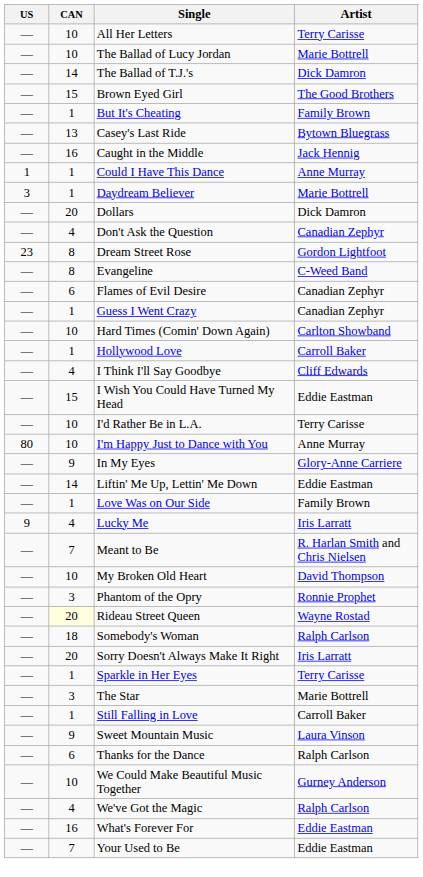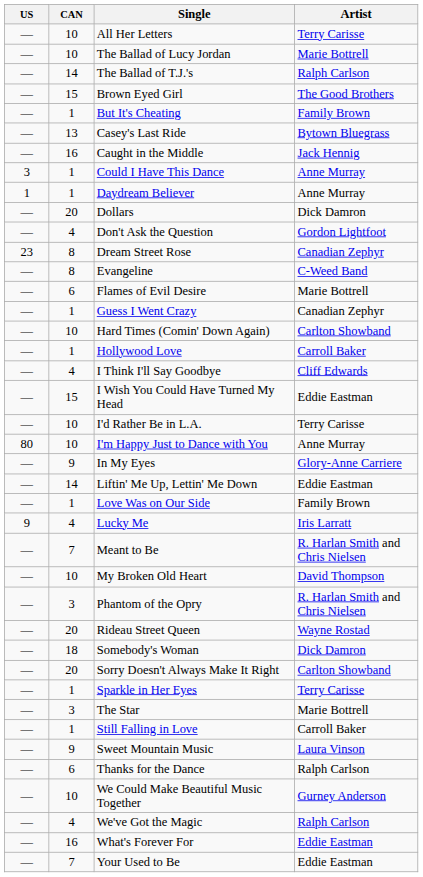(332, 73) Dick Damron -> (333, 73) Ralph Carlson
(27, 172) 1 -> (27, 172) 3
(27, 192) 3 -> (27, 192) 1
(333, 192) Marie Bottrell -> (331, 192) Anne Murray
(341, 232) Canadian Zephyr -> (342, 232) Gordon Lightfoot
(342, 251) Gordon Lightfoot -> (341, 251) Canadian Zephyr
(341, 291) Canadian Zephyr -> (333, 291) Marie Bottrell
(337, 596) Ronnie Prophet -> (349, 603) R. Harlan Smith and Chris Nielsen
(72, 616) lightyellow background -> (72, 630) no background
(333, 636) Ralph Carlson -> (332, 650) Dick Damron
(324, 656) Iris Larratt -> (344, 670) Carlton Showband
